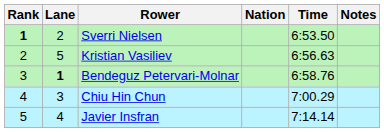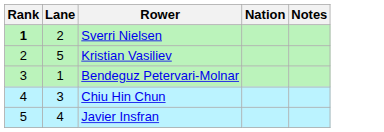- column: (313, 14)
(60, 76) bold -> (60, 76) normal
